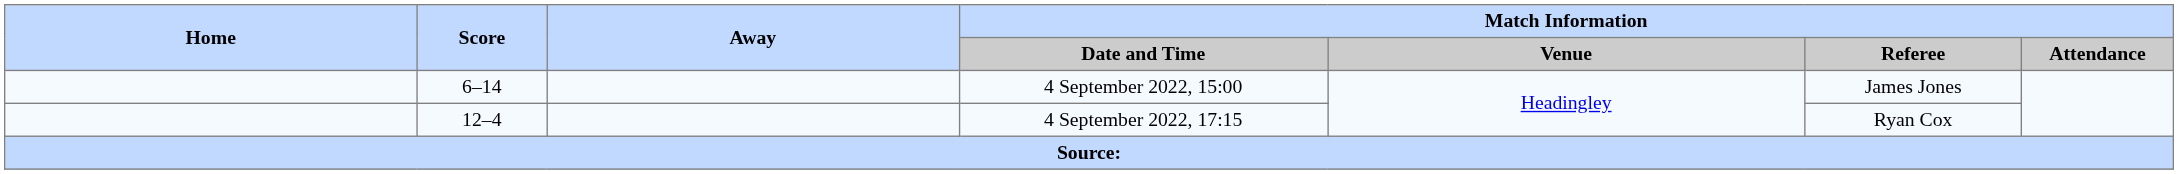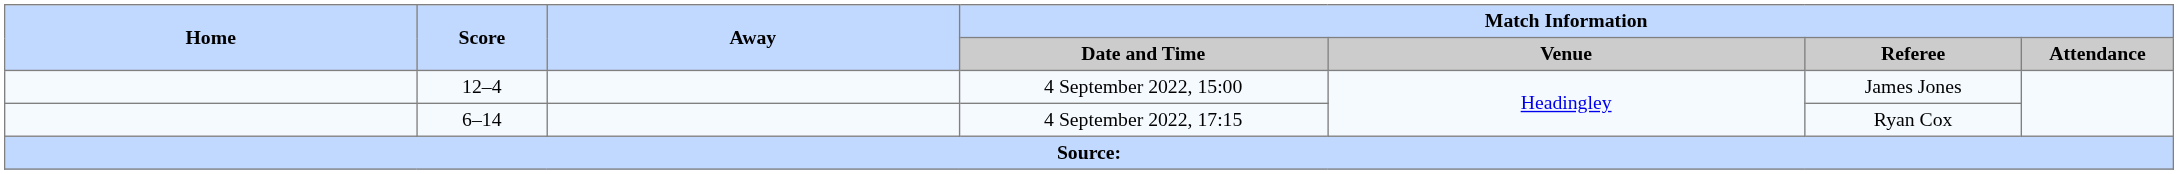(482, 86) 6–14 -> (482, 86) 12–4
(482, 119) 12–4 -> (482, 119) 6–14
